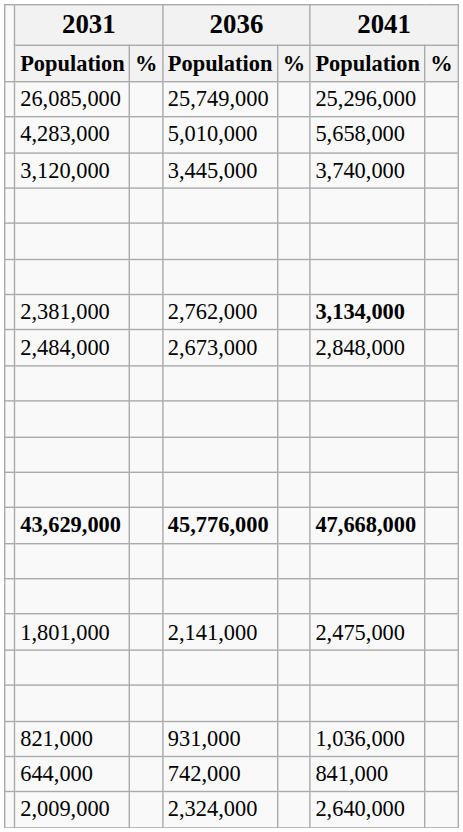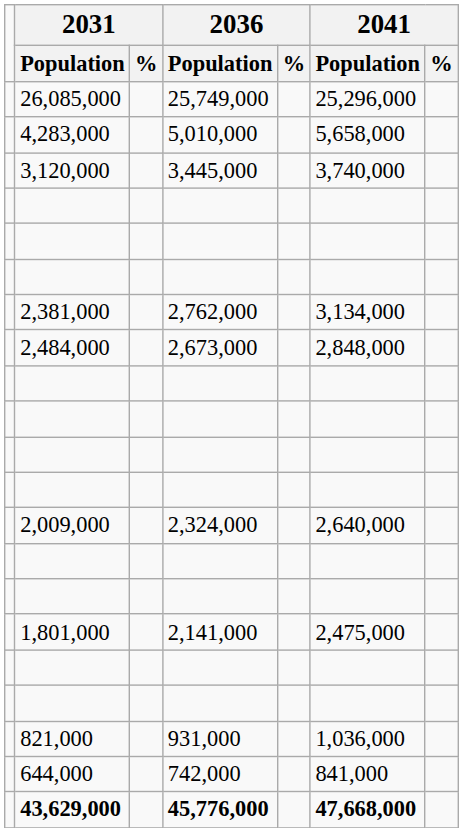(360, 312) bold -> (360, 312) normal
rows swapped: (65, 809) <-> (71, 525)
